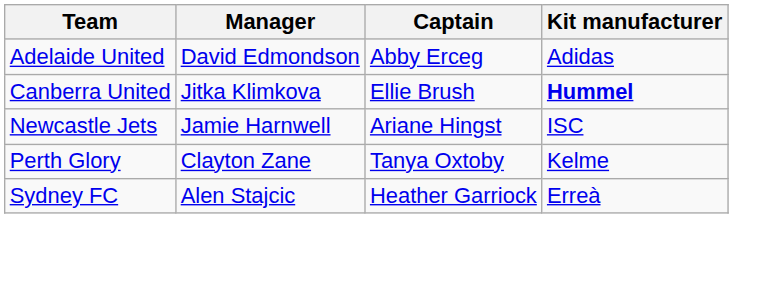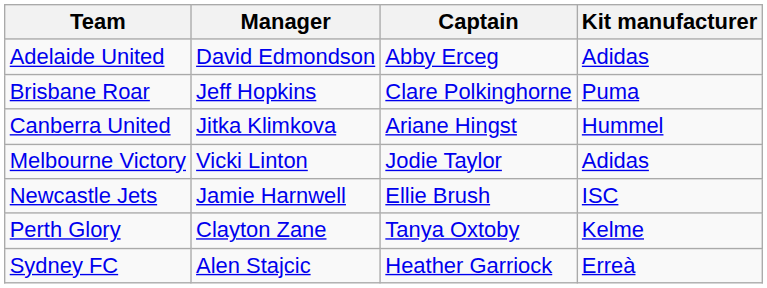+ row: (80, 91)
(422, 91) Ellie Brush -> (451, 126) Ariane Hingst
(590, 91) bold -> (623, 126) normal
+ row: (98, 160)
(436, 126) Ariane Hingst -> (438, 195) Ellie Brush
